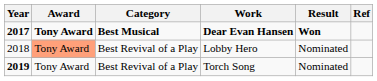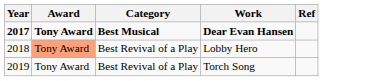- column: (323, 13)
(18, 66) bold -> (18, 66) normal
